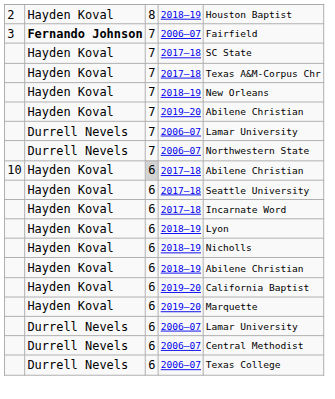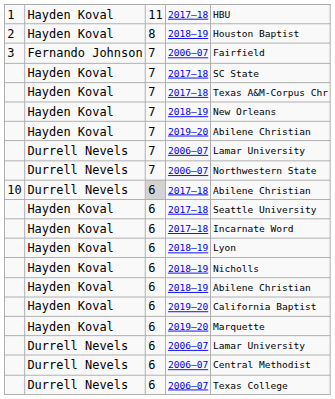+ row: (11, 14)
(85, 34) bold -> (85, 53) normal
(71, 170) Hayden Koval -> (78, 190) Durrell Nevels
